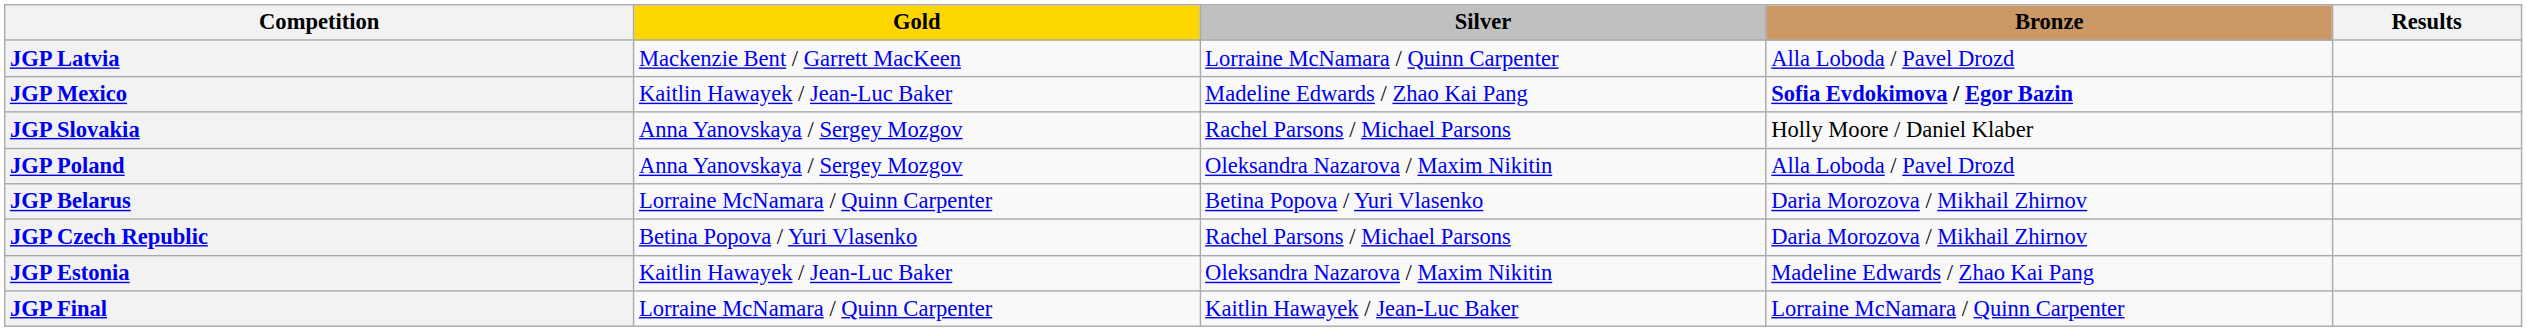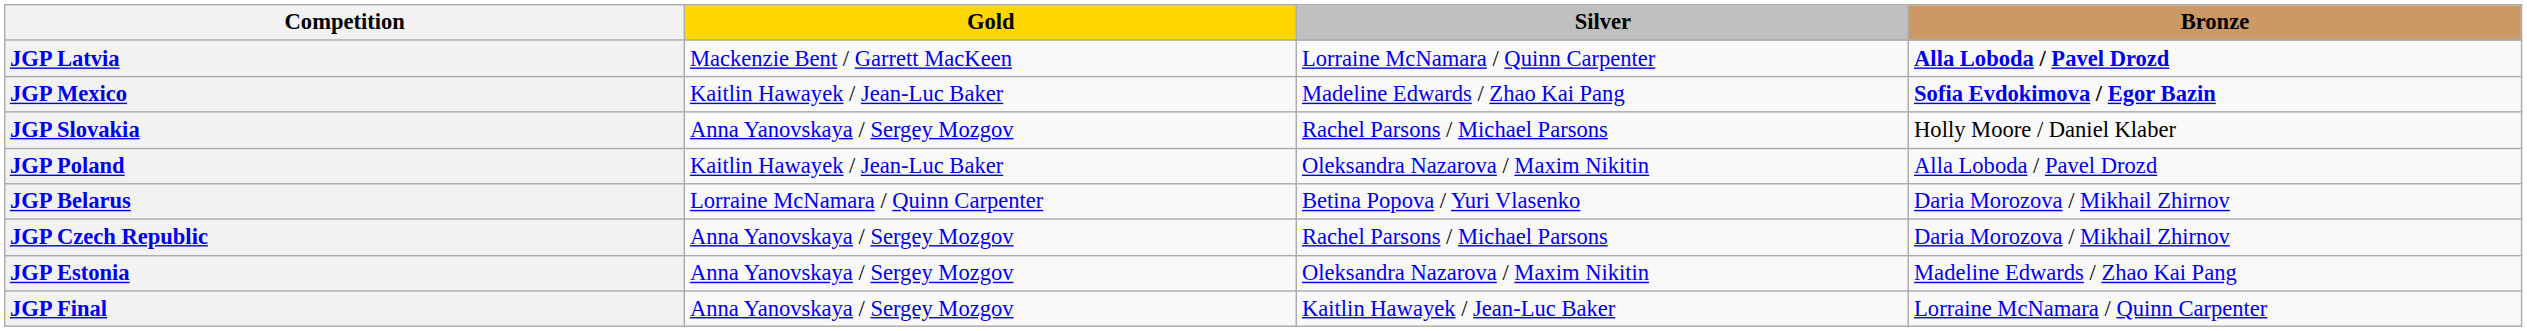- column: (2427, 22)
(1893, 58) normal -> (2042, 58) bold
(801, 165) Anna Yanovskaya / Sergey Mozgov -> (847, 165) Kaitlin Hawayek / Jean-Luc Baker
(778, 237) Betina Popova / Yuri Vlasenko -> (852, 237) Anna Yanovskaya / Sergey Mozgov
(796, 272) Kaitlin Hawayek / Jean-Luc Baker -> (852, 272) Anna Yanovskaya / Sergey Mozgov
(816, 308) Lorraine McNamara / Quinn Carpenter -> (852, 308) Anna Yanovskaya / Sergey Mozgov
